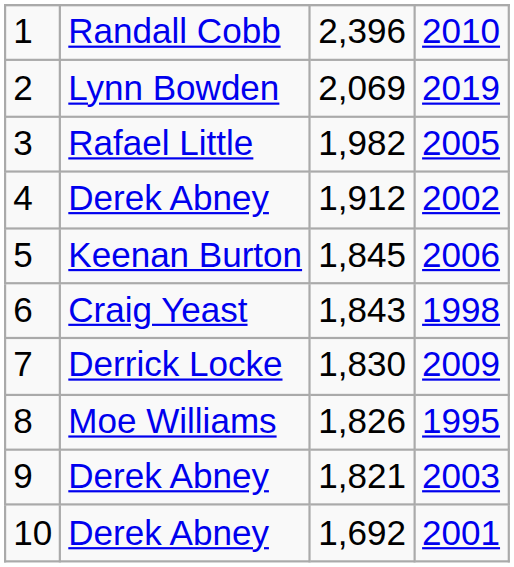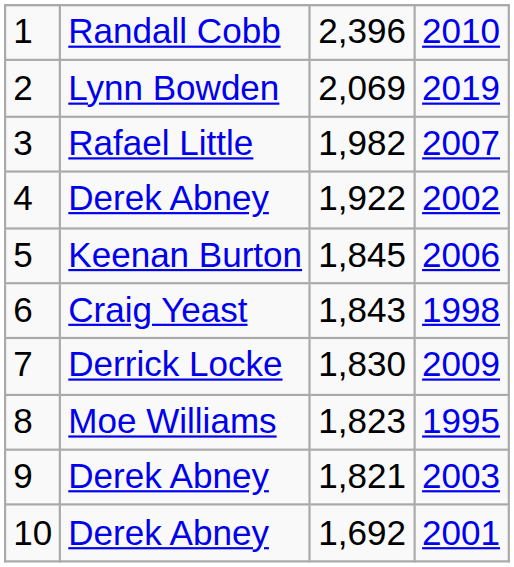(461, 143) 2005 -> (461, 143) 2007
(362, 198) 1,912 -> (362, 198) 1,922
(362, 421) 1,826 -> (362, 421) 1,823
